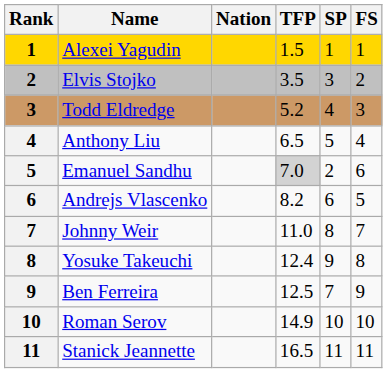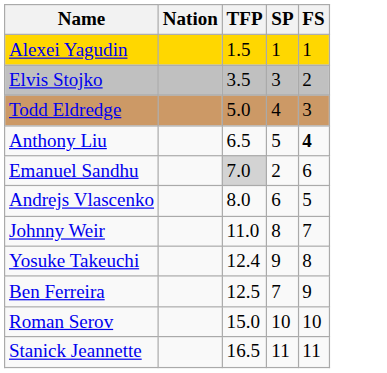- column: (31, 19)
(292, 110) 5.2 -> (239, 110) 5.0
(360, 140) normal -> (307, 140) bold
(292, 200) 8.2 -> (239, 200) 8.0
(297, 321) 14.9 -> (243, 321) 15.0
